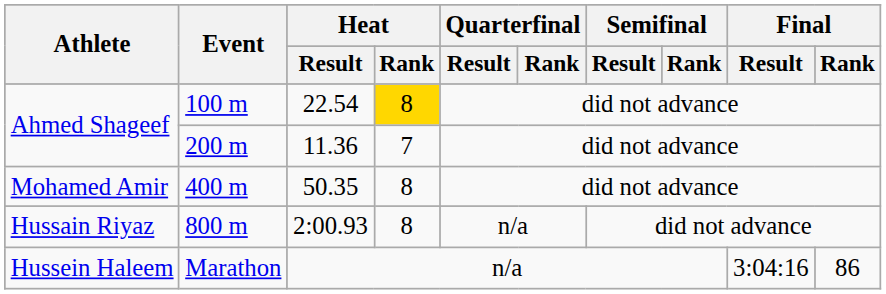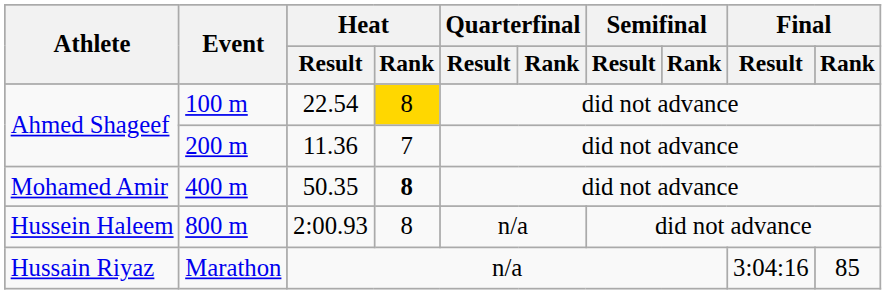(407, 186) normal -> (407, 186) bold
(83, 227) Hussain Riyaz -> (92, 227) Hussein Haleem
(92, 268) Hussein Haleem -> (83, 268) Hussain Riyaz
(847, 268) 86 -> (847, 268) 85
